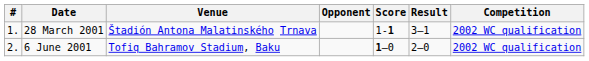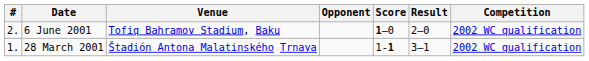rows swapped: (64, 30) <-> (58, 47)
